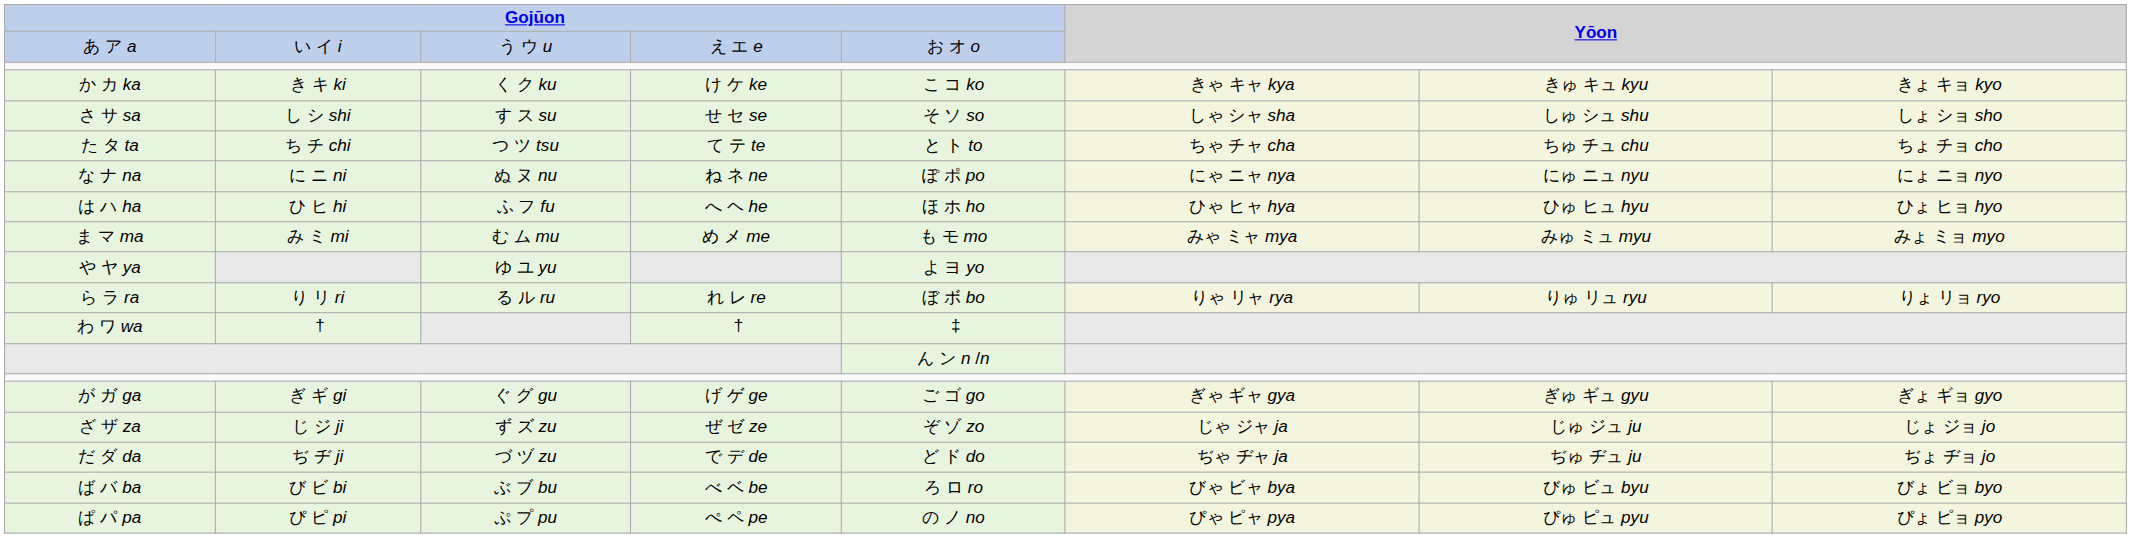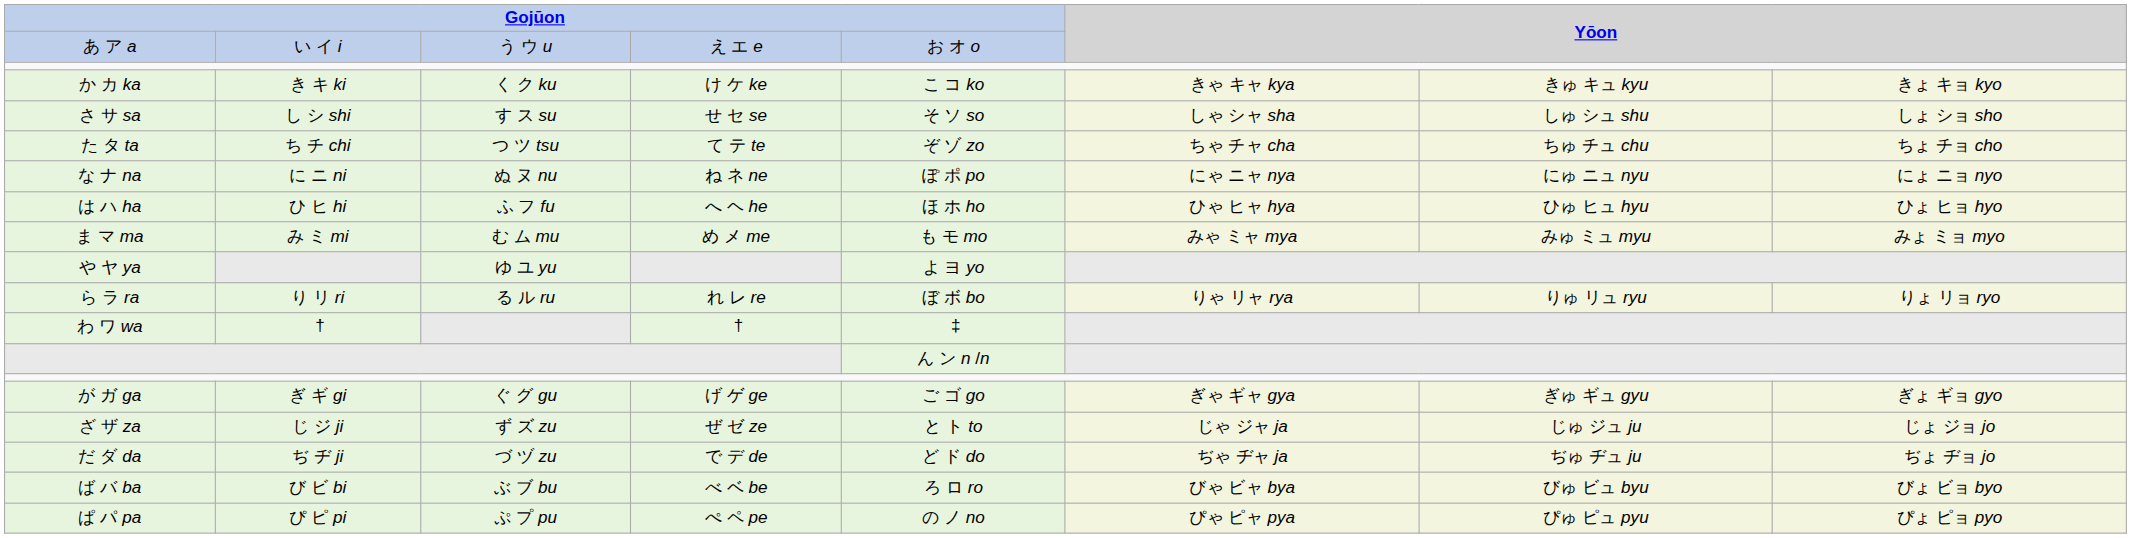(953, 145) と ト to -> (953, 145) ぞ ゾ zo
(953, 426) ぞ ゾ zo -> (953, 426) と ト to
